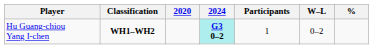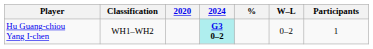columns swapped: (267, 12) <-> (351, 12)
(132, 31) bold -> (132, 31) normal
